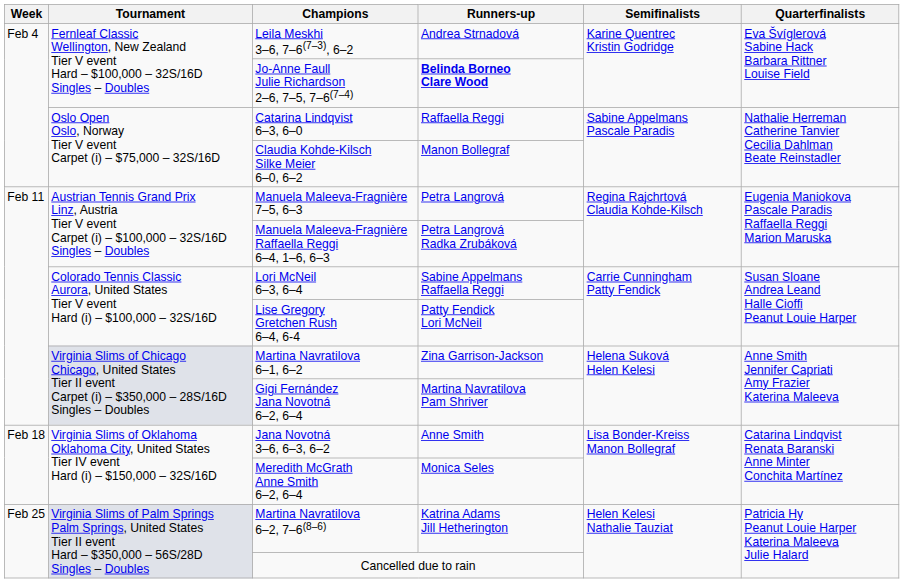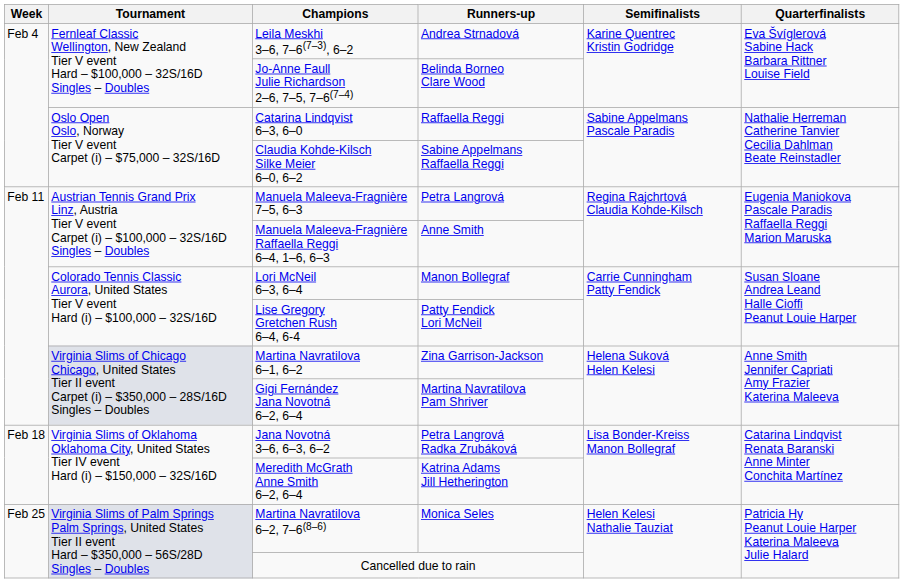(466, 76) bold -> (463, 76) normal
(465, 151) Manon Bollegraf -> (472, 157) Sabine Appelmans Raffaella Reggi
(469, 237) Petra Langrová Radka Zrubáková -> (452, 230) Anne Smith
(472, 283) Sabine Appelmans Raffaella Reggi -> (465, 276) Manon Bollegraf
(452, 435) Anne Smith -> (469, 442) Petra Langrová Radka Zrubáková
(457, 468) Monica Seles -> (465, 475) Katrina Adams Jill Hetherington
(465, 521) Katrina Adams Jill Hetherington -> (457, 514) Monica Seles
